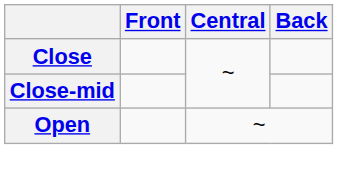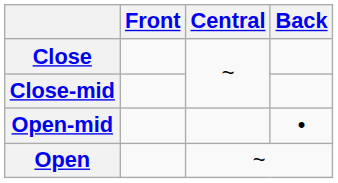+ row: (62, 125)
